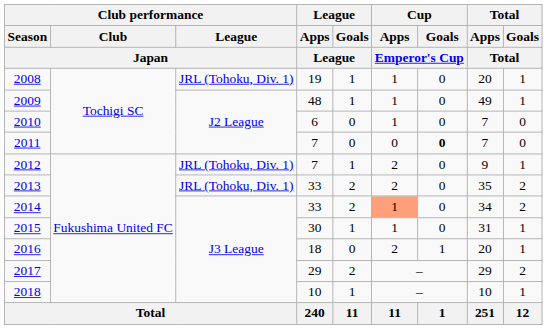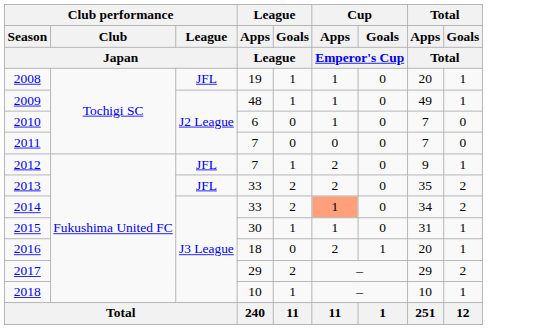(236, 79) JRL (Tohoku, Div. 1) -> (206, 79) JFL
(442, 143) bold -> (383, 143) normal
(236, 164) JRL (Tohoku, Div. 1) -> (206, 164) JFL
(236, 185) JRL (Tohoku, Div. 1) -> (206, 185) JFL
